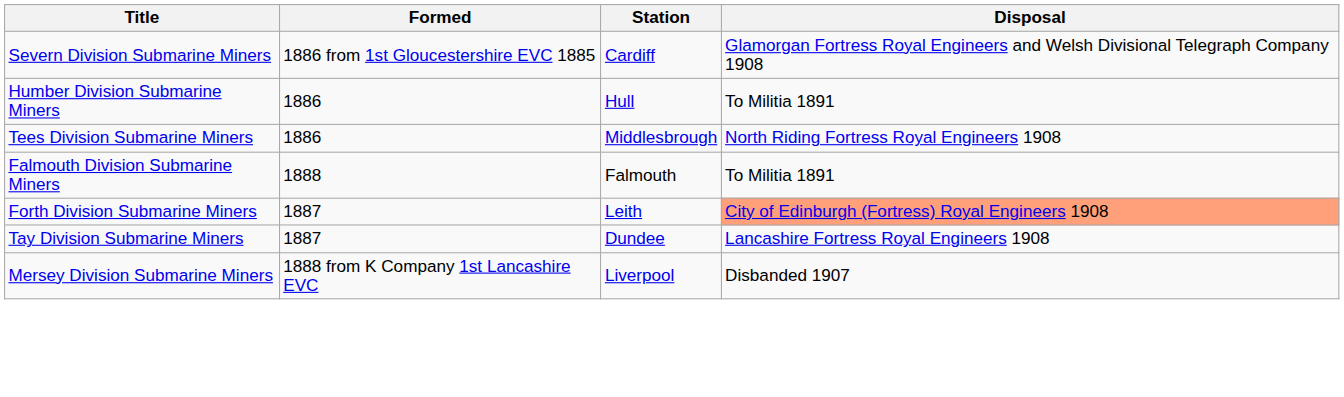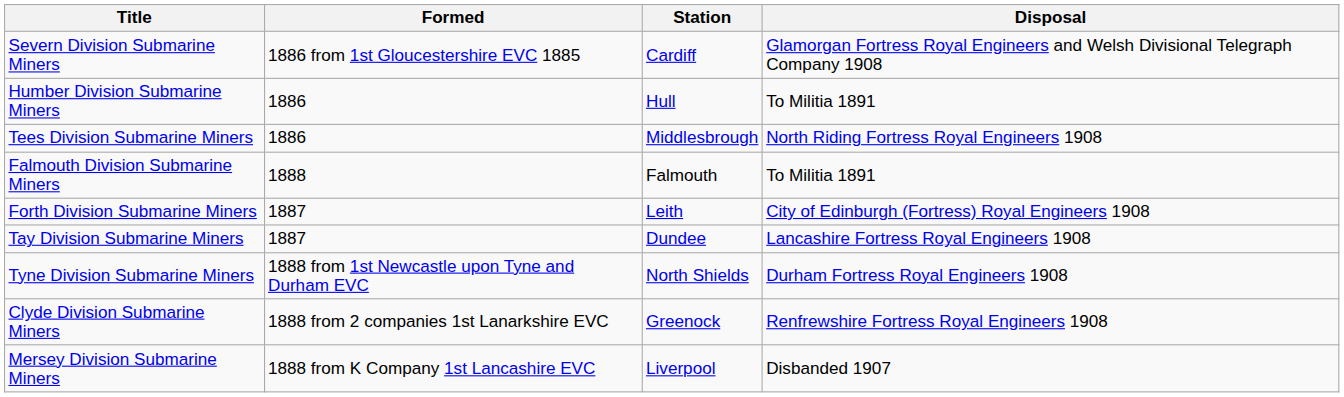(917, 211) lightsalmon background -> (958, 211) no background
+ row: (131, 275)
+ row: (106, 321)
